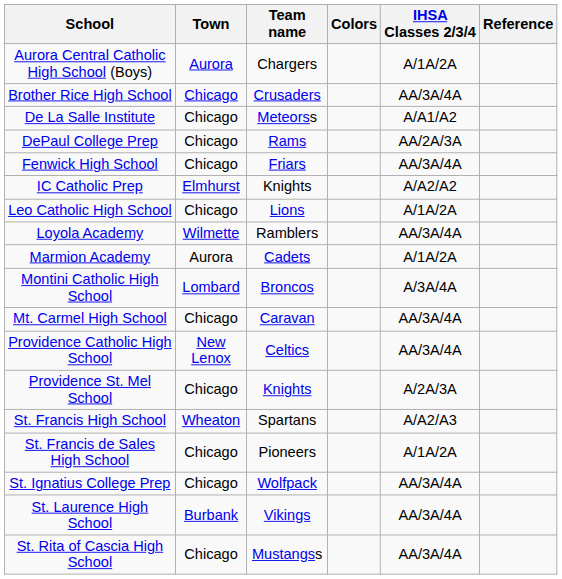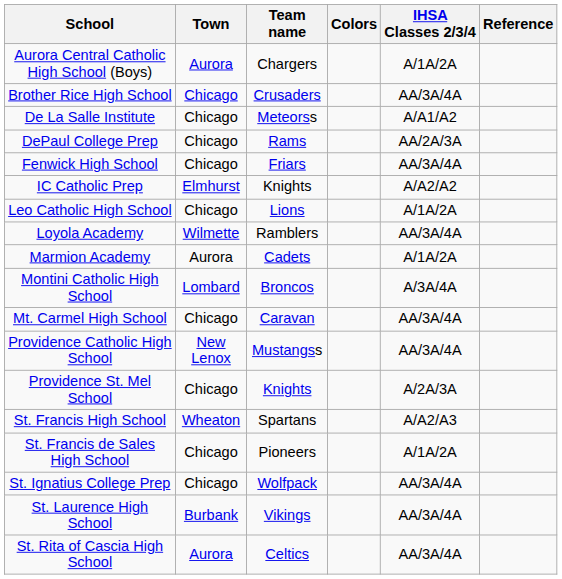(287, 350) Celtics -> (287, 350) Mustangss
(211, 554) Chicago -> (211, 554) Aurora
(287, 554) Mustangss -> (287, 554) Celtics
